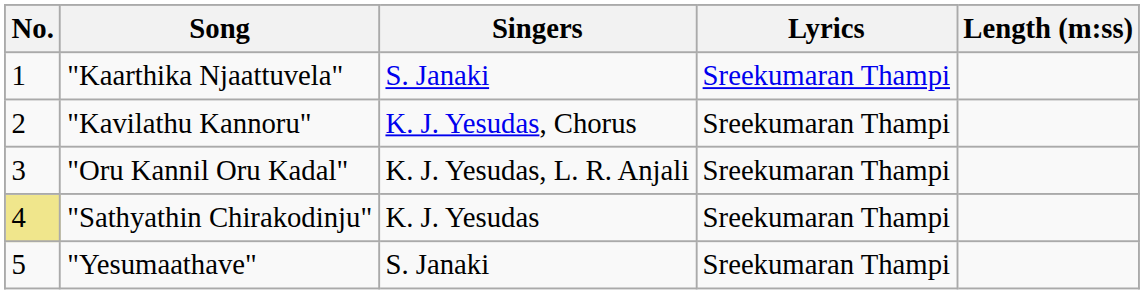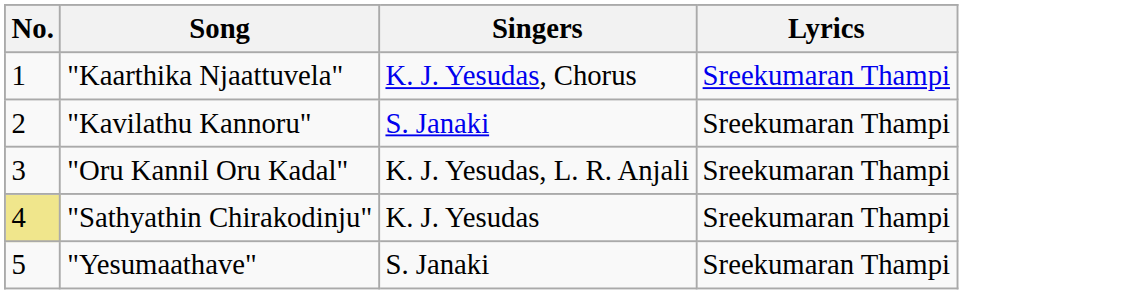- column: (1048, 28)
(437, 75) S. Janaki -> (511, 75) K. J. Yesudas, Chorus
(511, 123) K. J. Yesudas, Chorus -> (437, 123) S. Janaki
